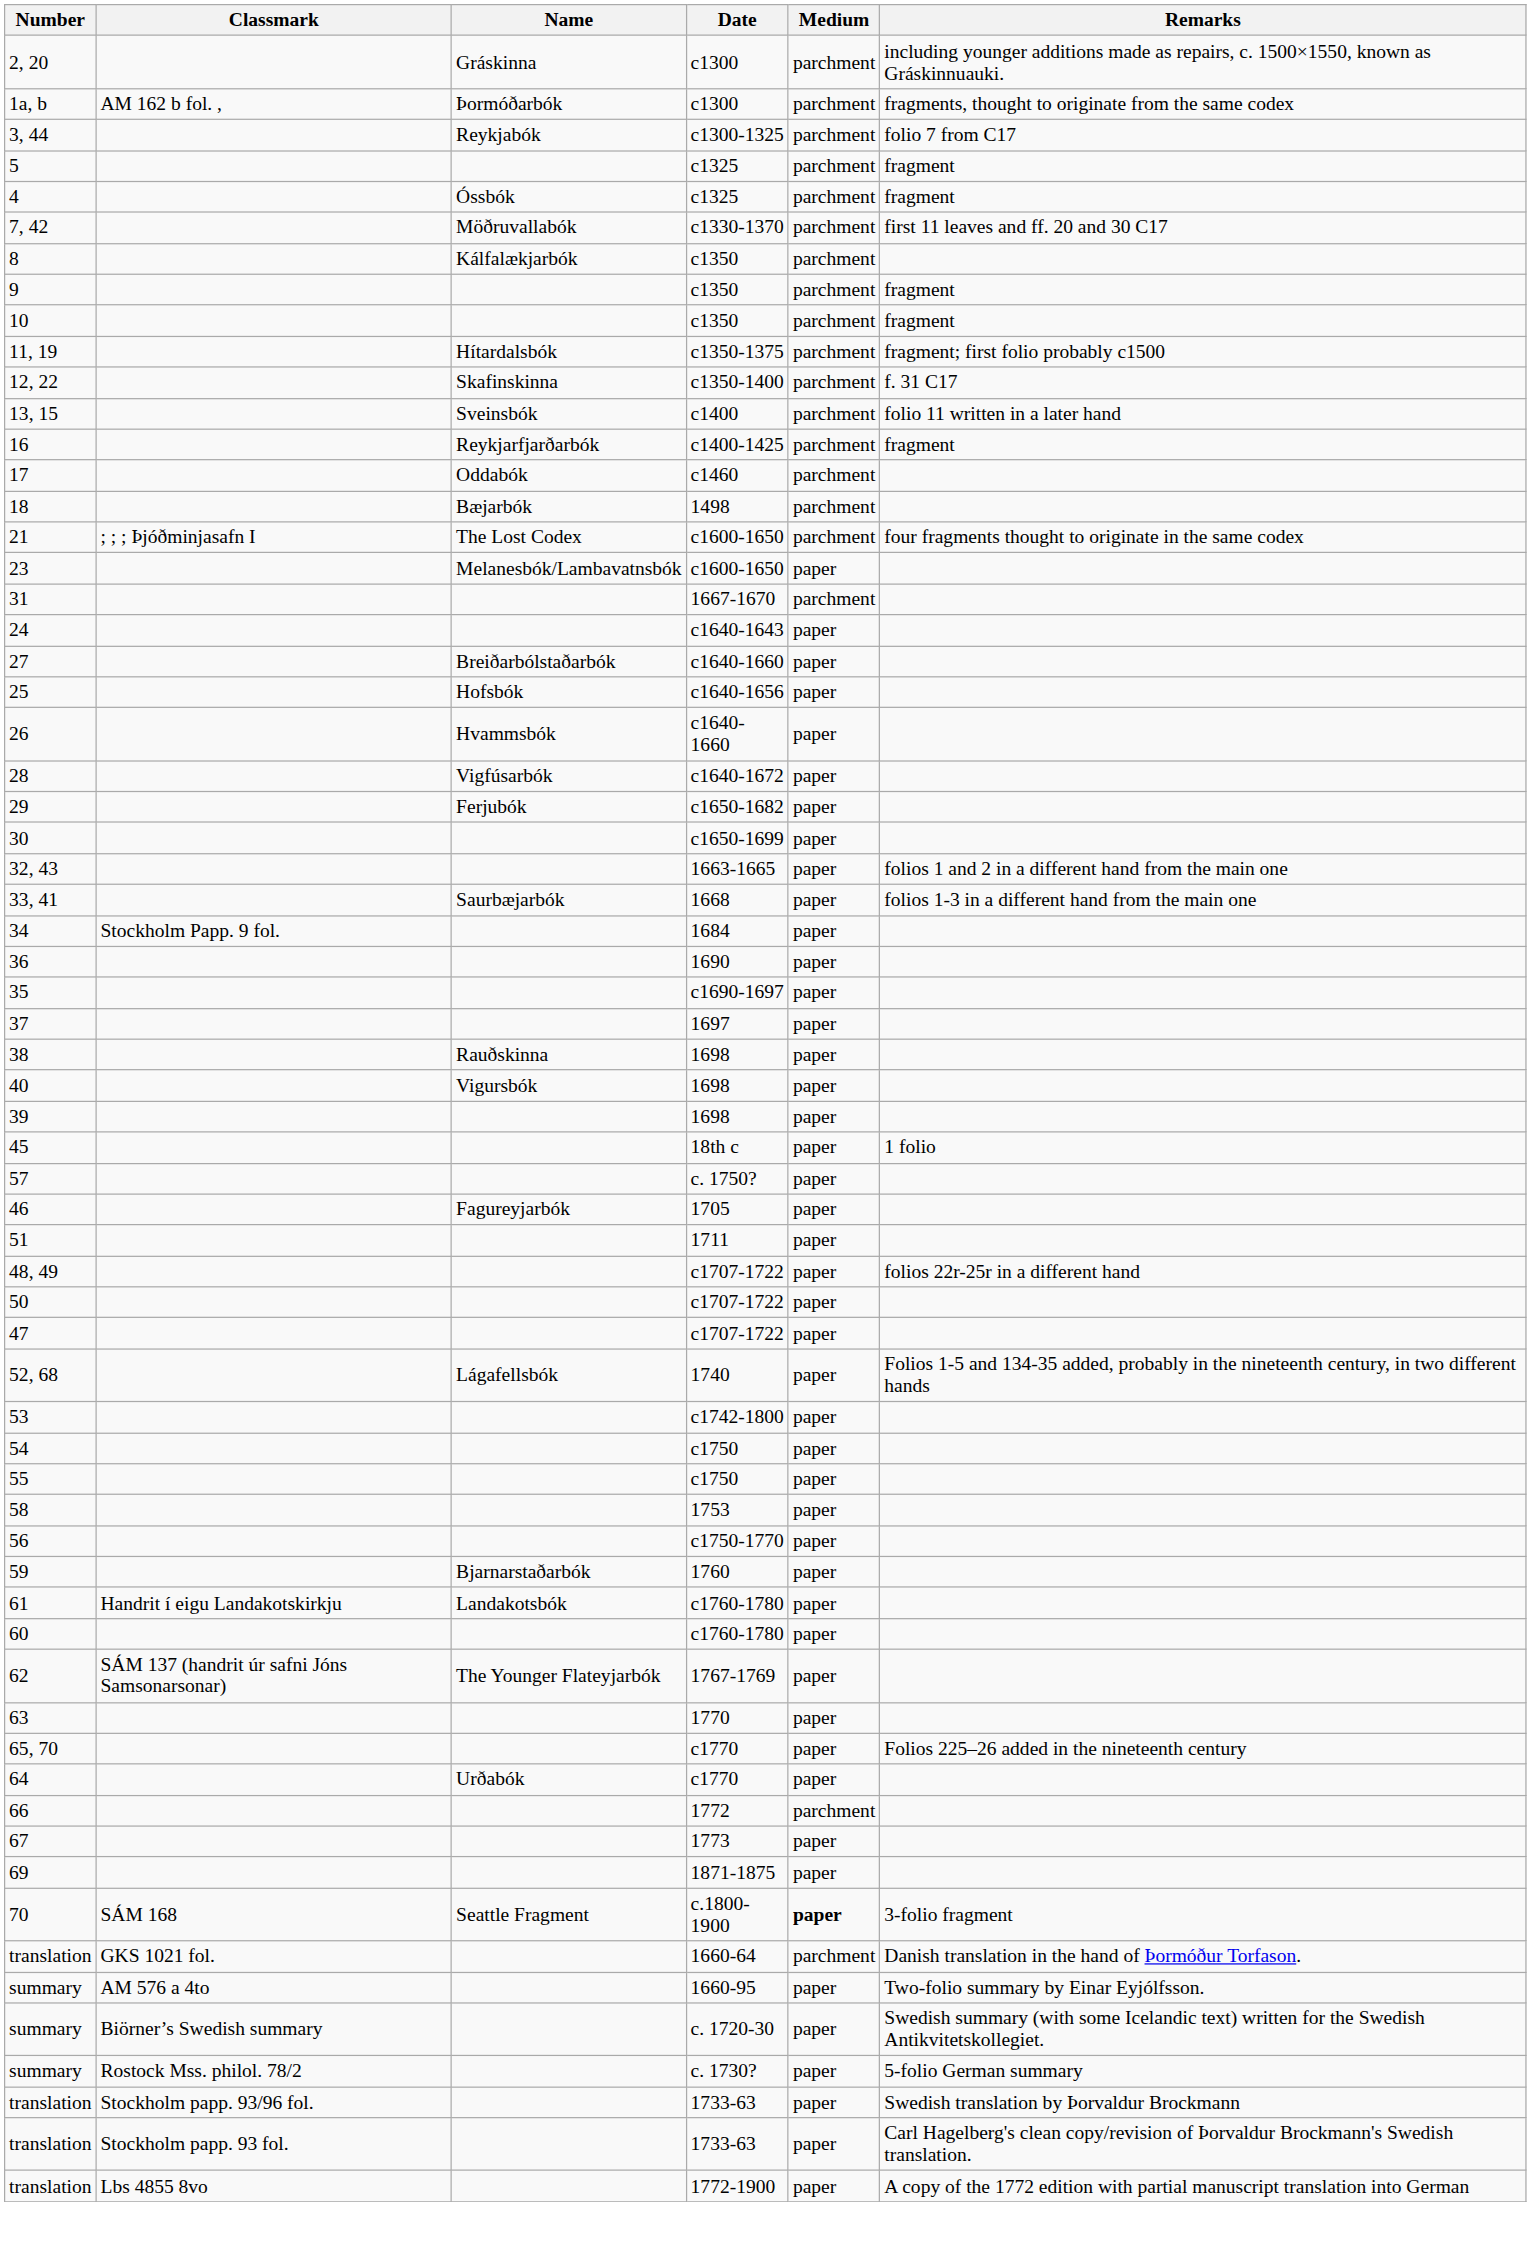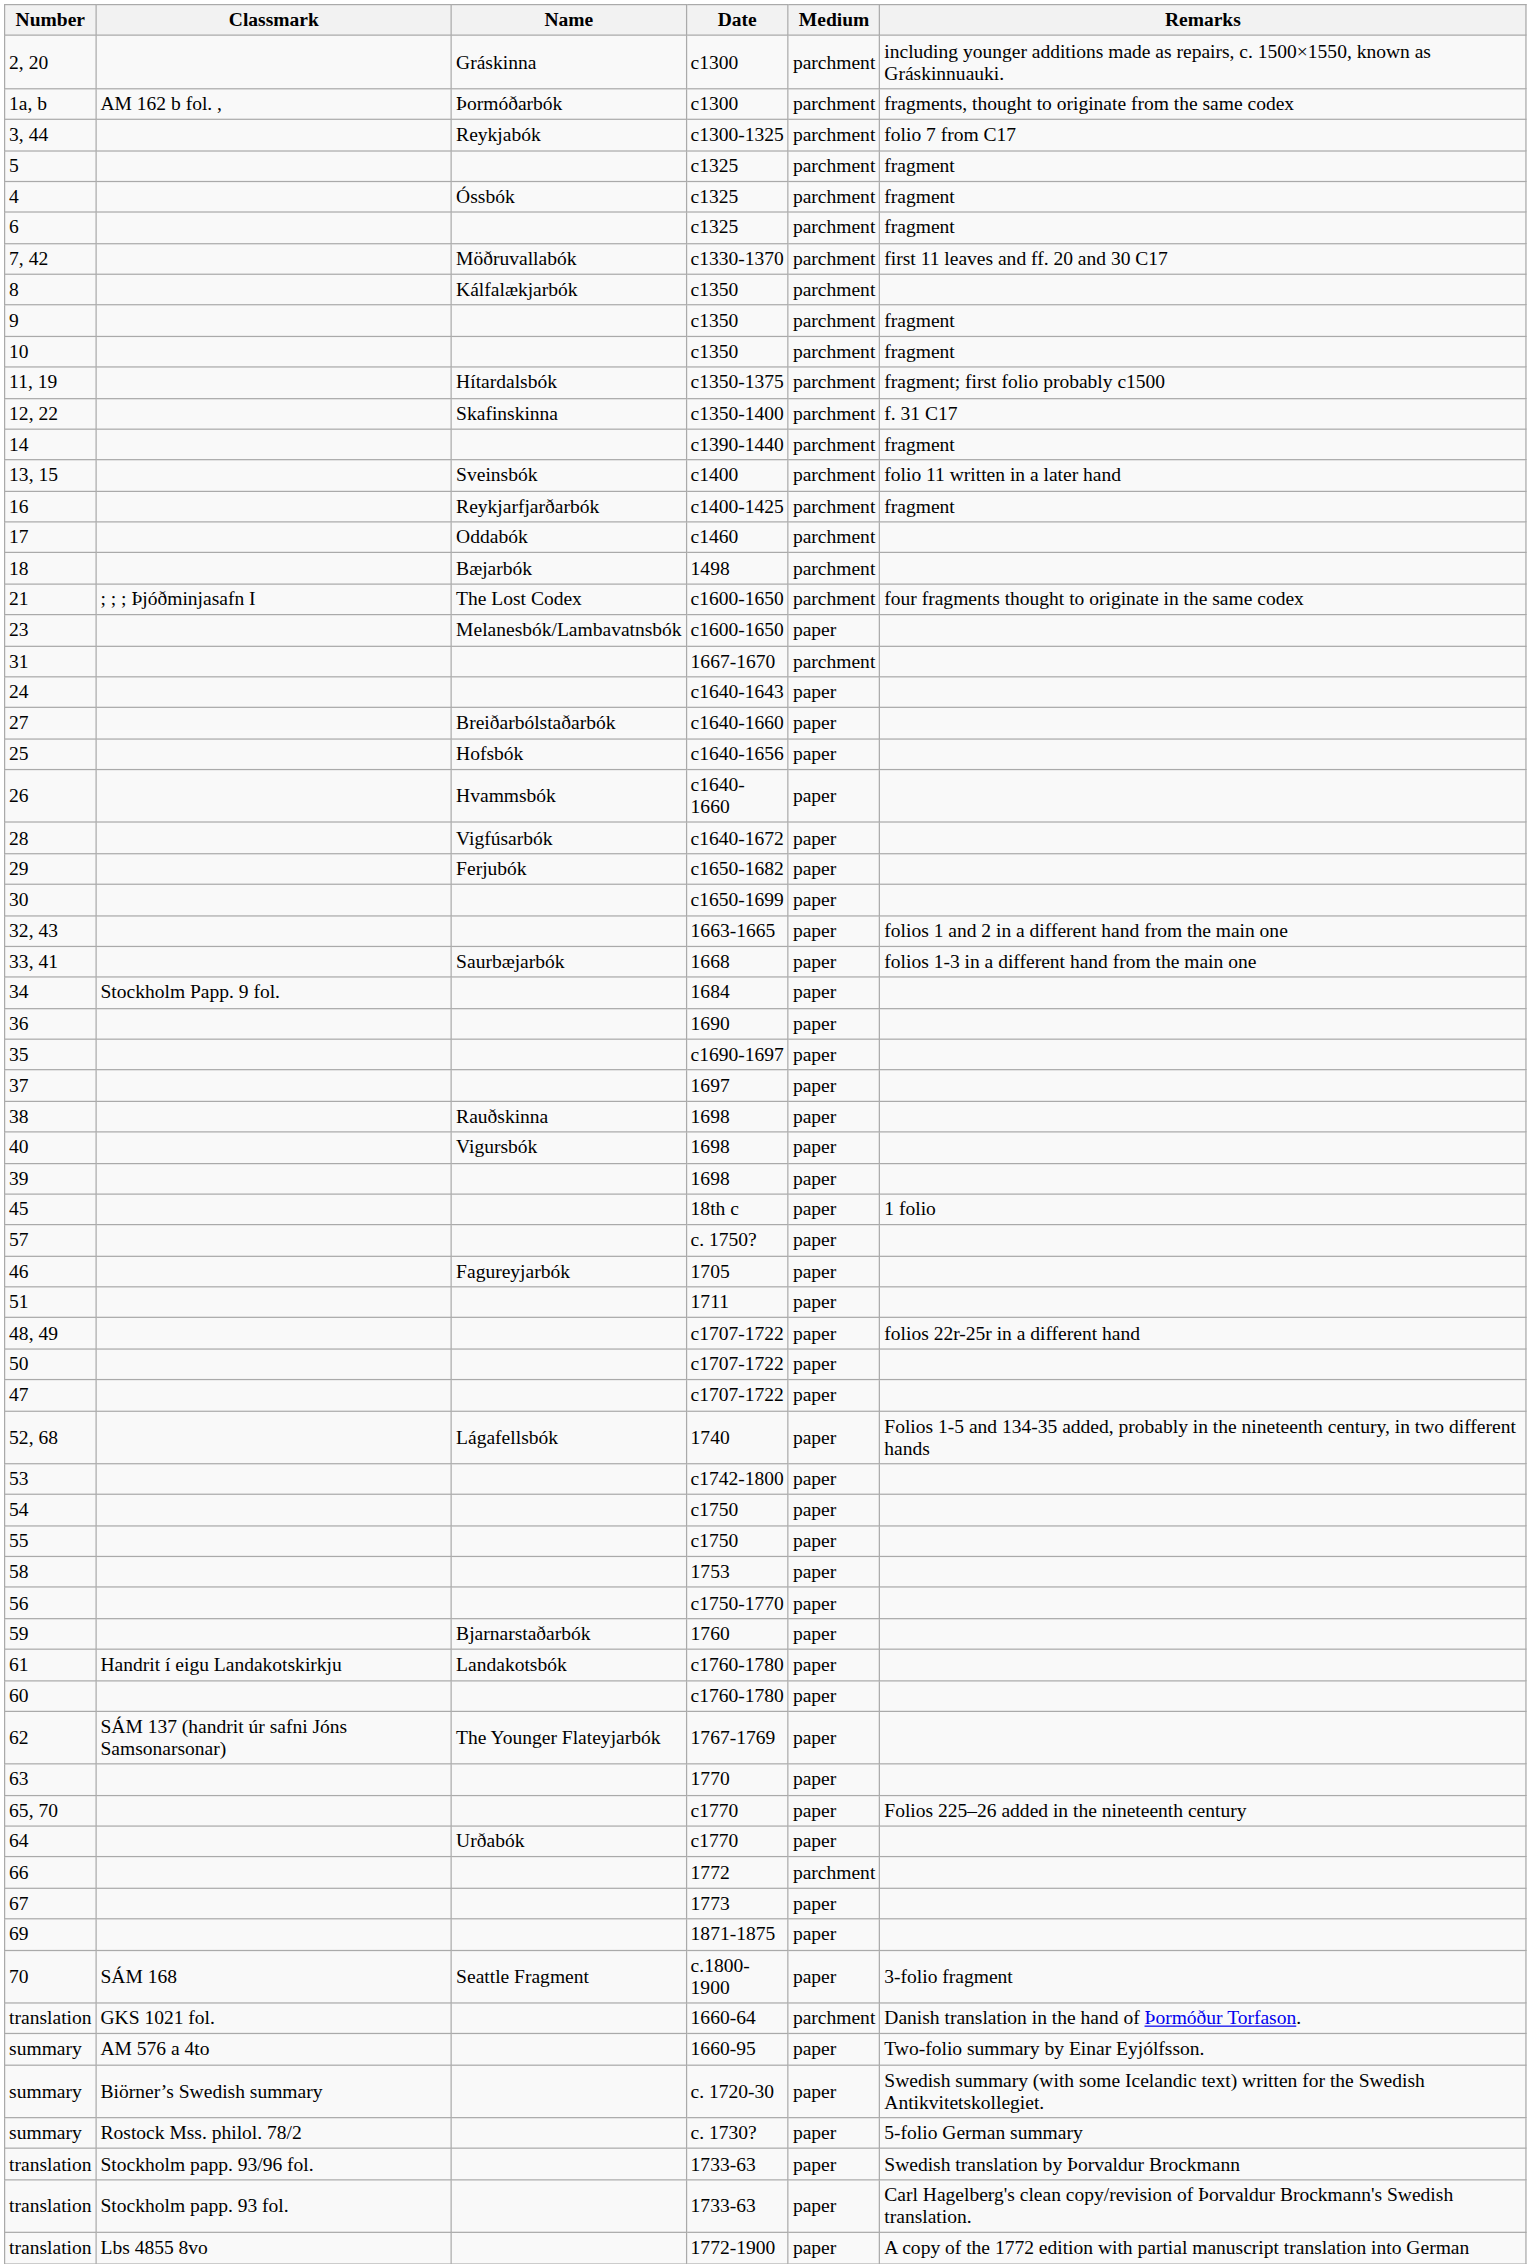+ row: (14, 227)
+ row: (19, 444)
(817, 1914) bold -> (815, 1976) normal
